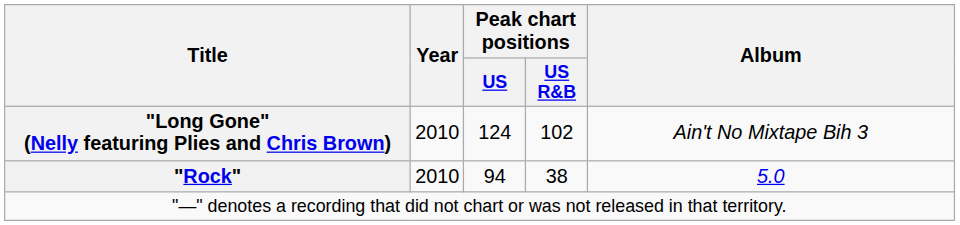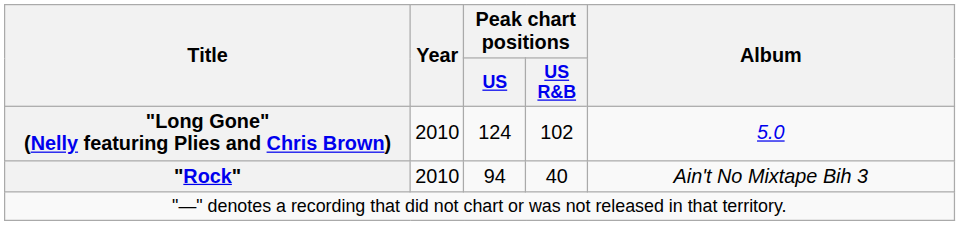(771, 133) Ain't No Mixtape Bih 3 -> (771, 133) 5.0
(557, 175) 38 -> (557, 175) 40
(771, 175) 5.0 -> (771, 175) Ain't No Mixtape Bih 3
